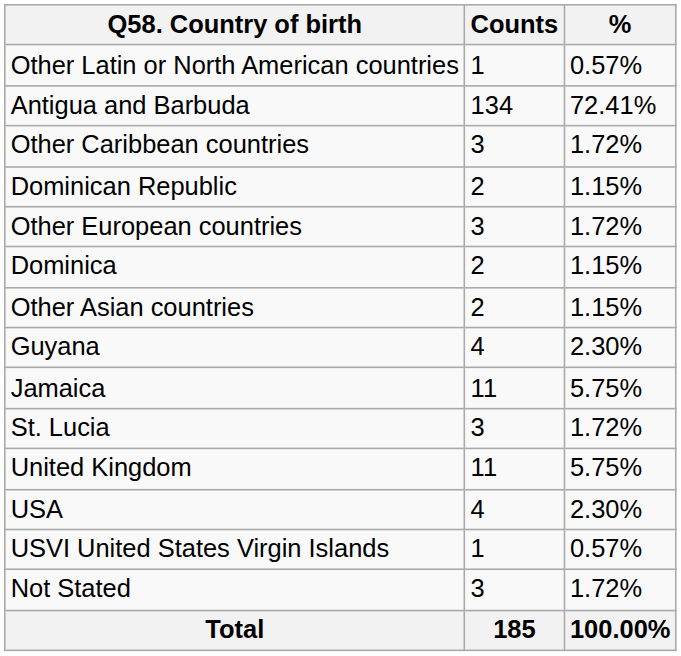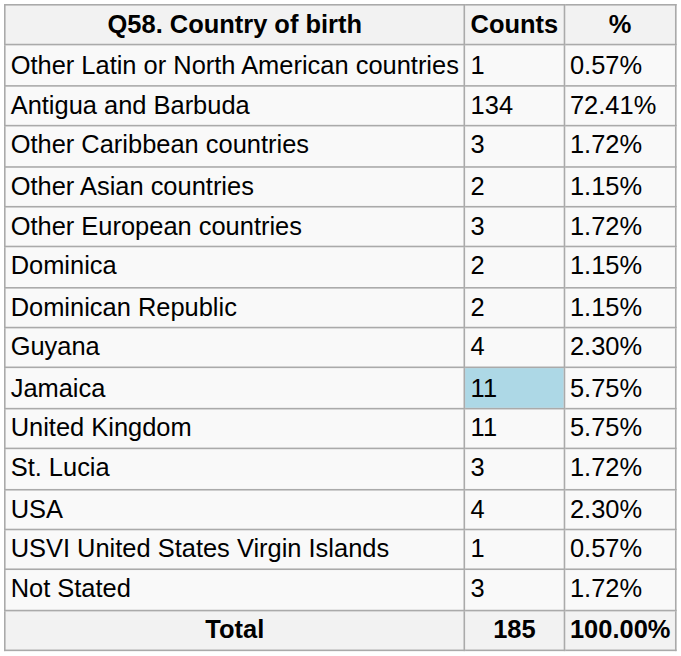rows swapped: (132, 307) <-> (124, 186)
(484, 387) no background -> (484, 387) lightblue background
rows swapped: (60, 428) <-> (101, 468)
